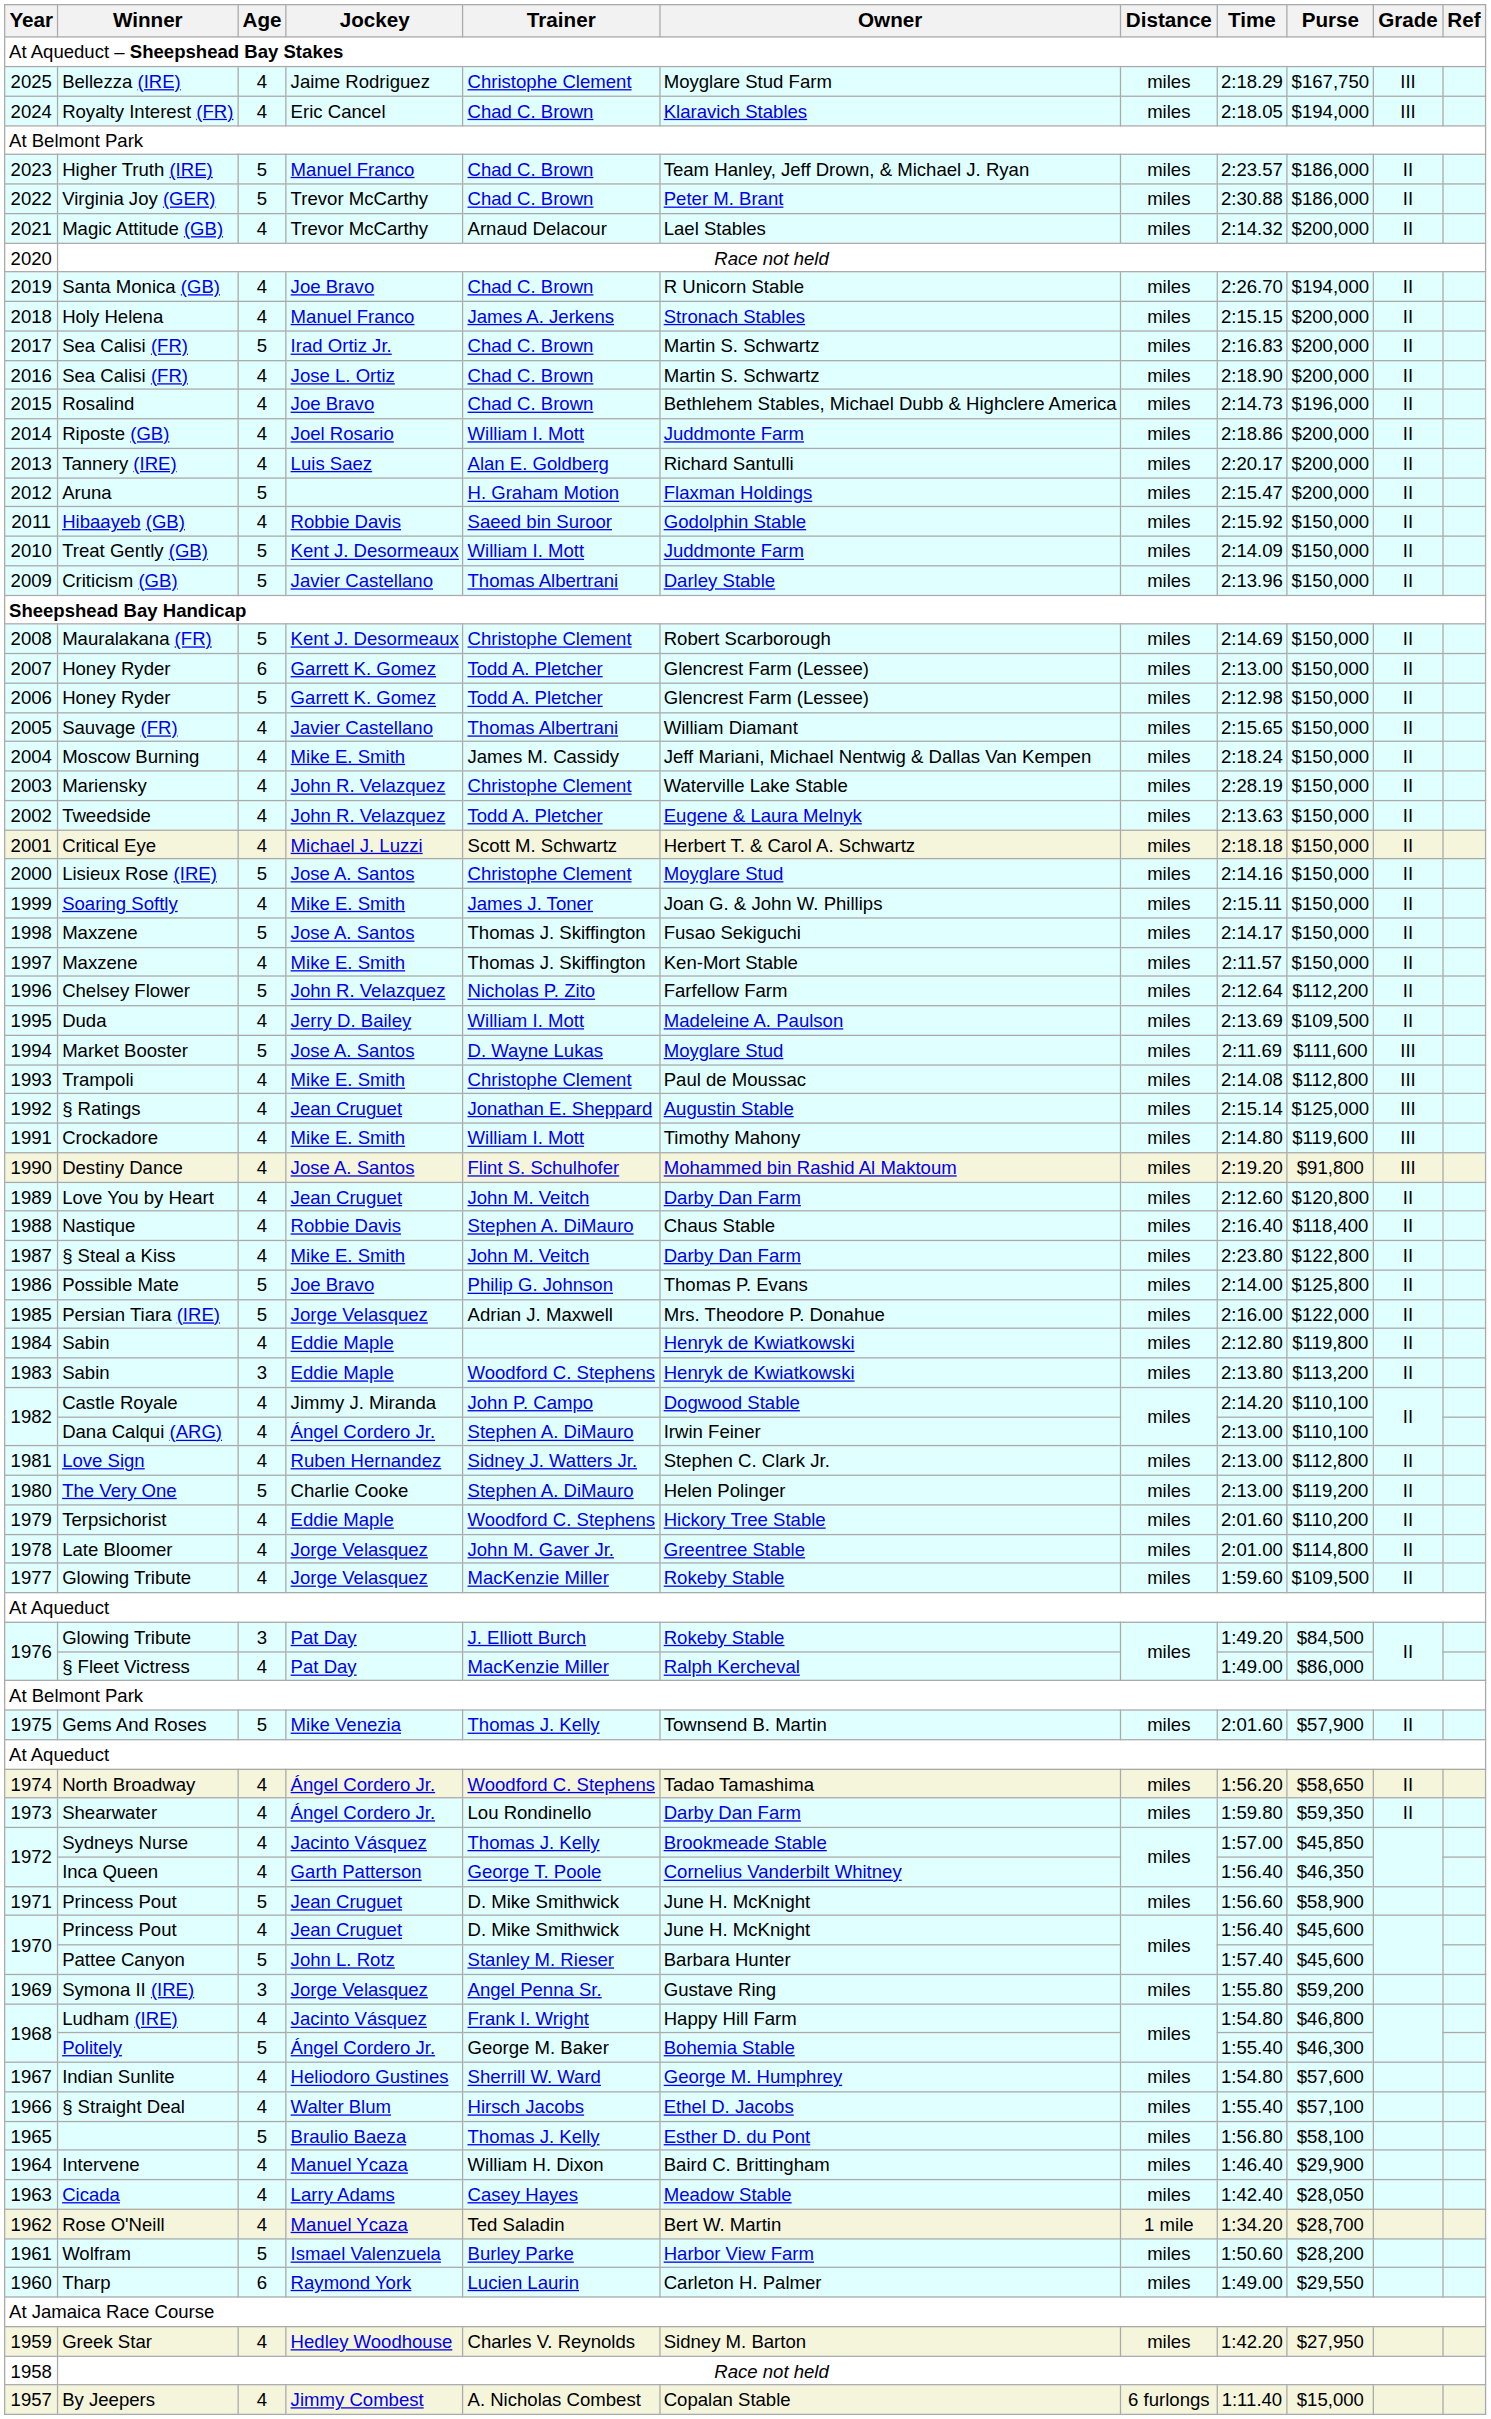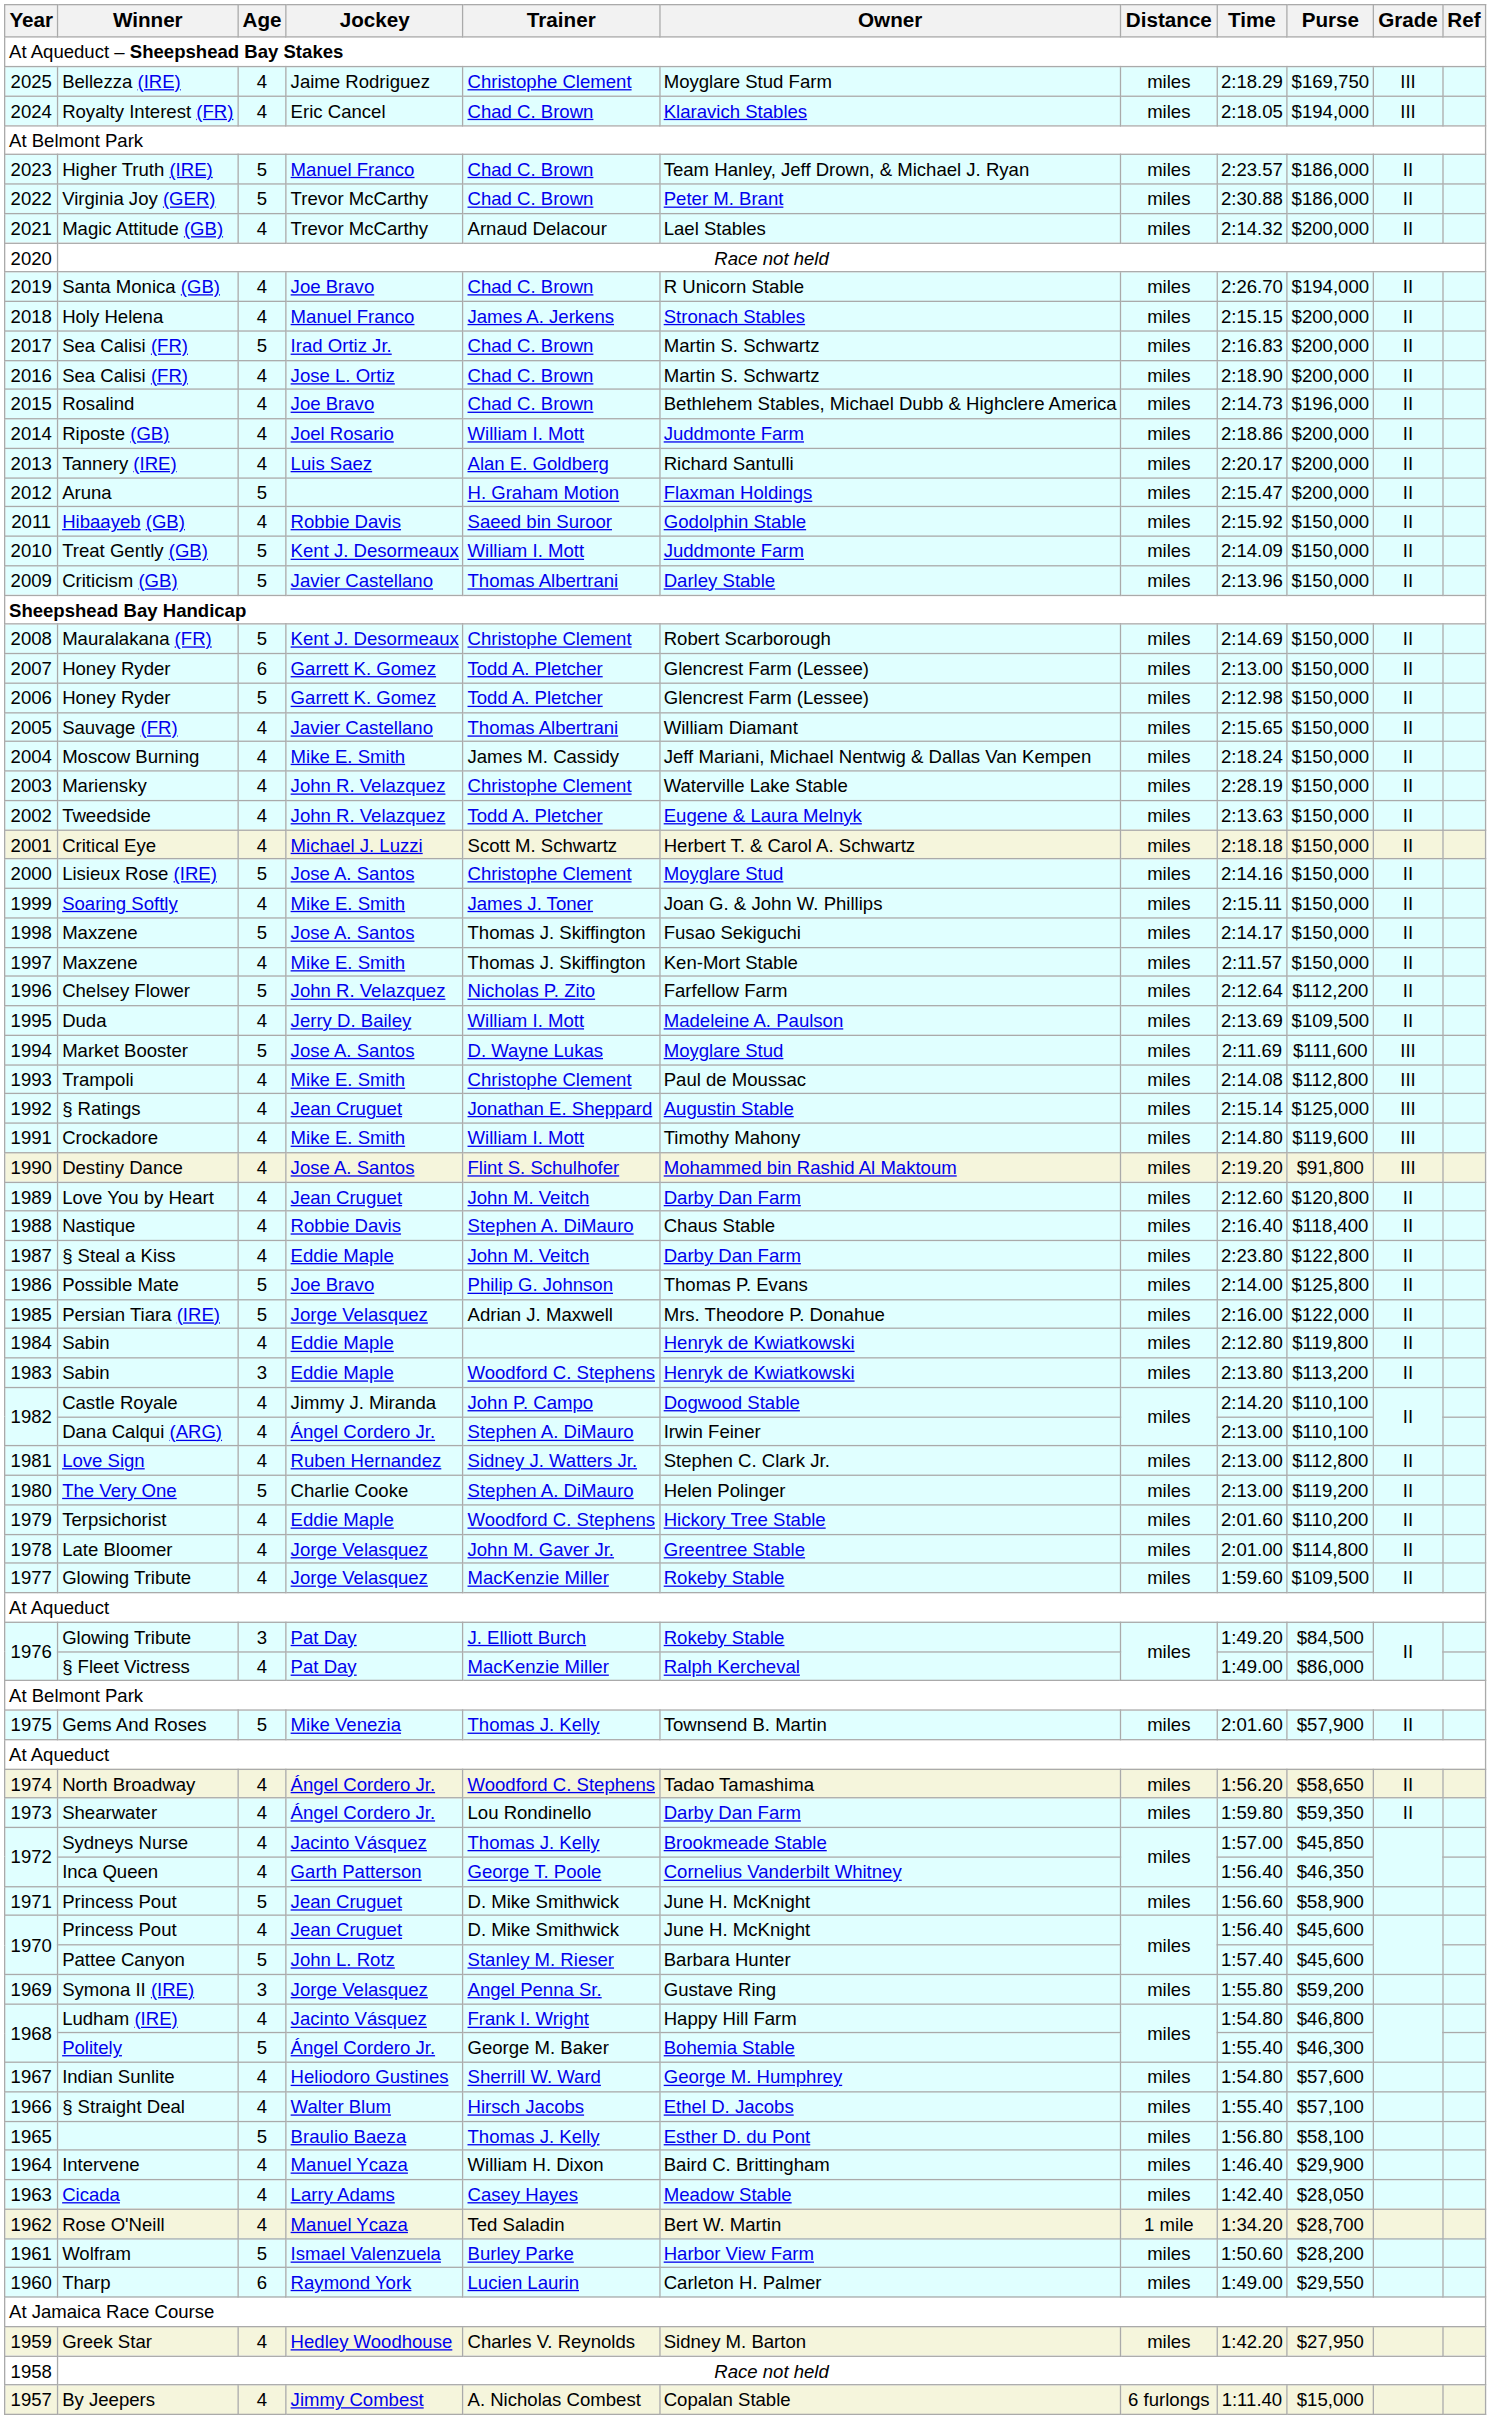(1330, 81) $167,750 -> (1330, 81) $169,750
(348, 1255) Mike E. Smith -> (342, 1255) Eddie Maple
